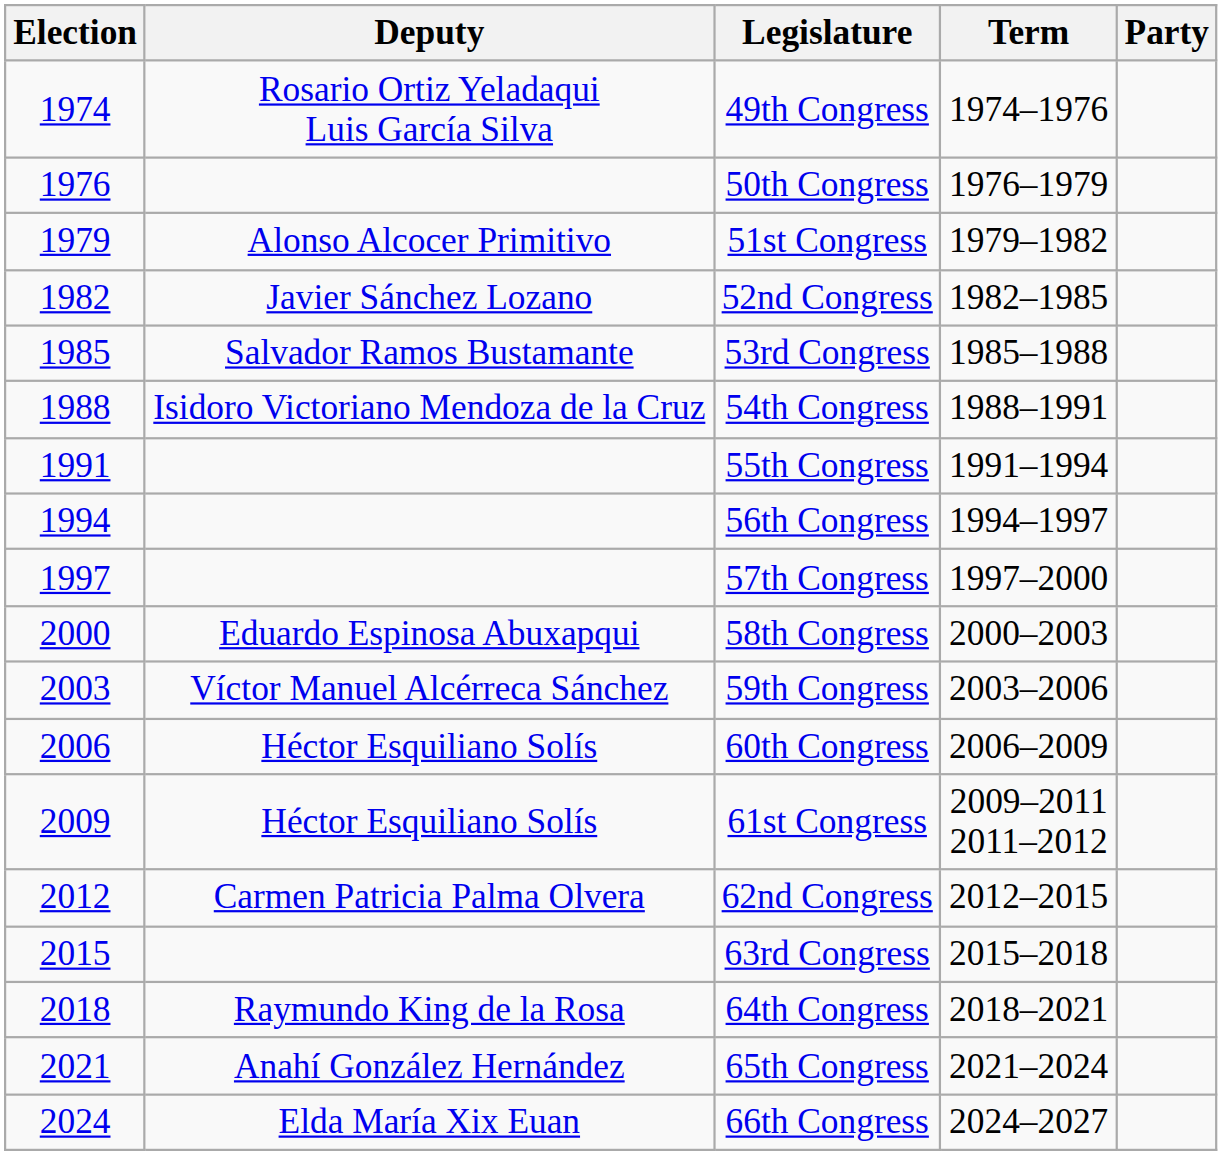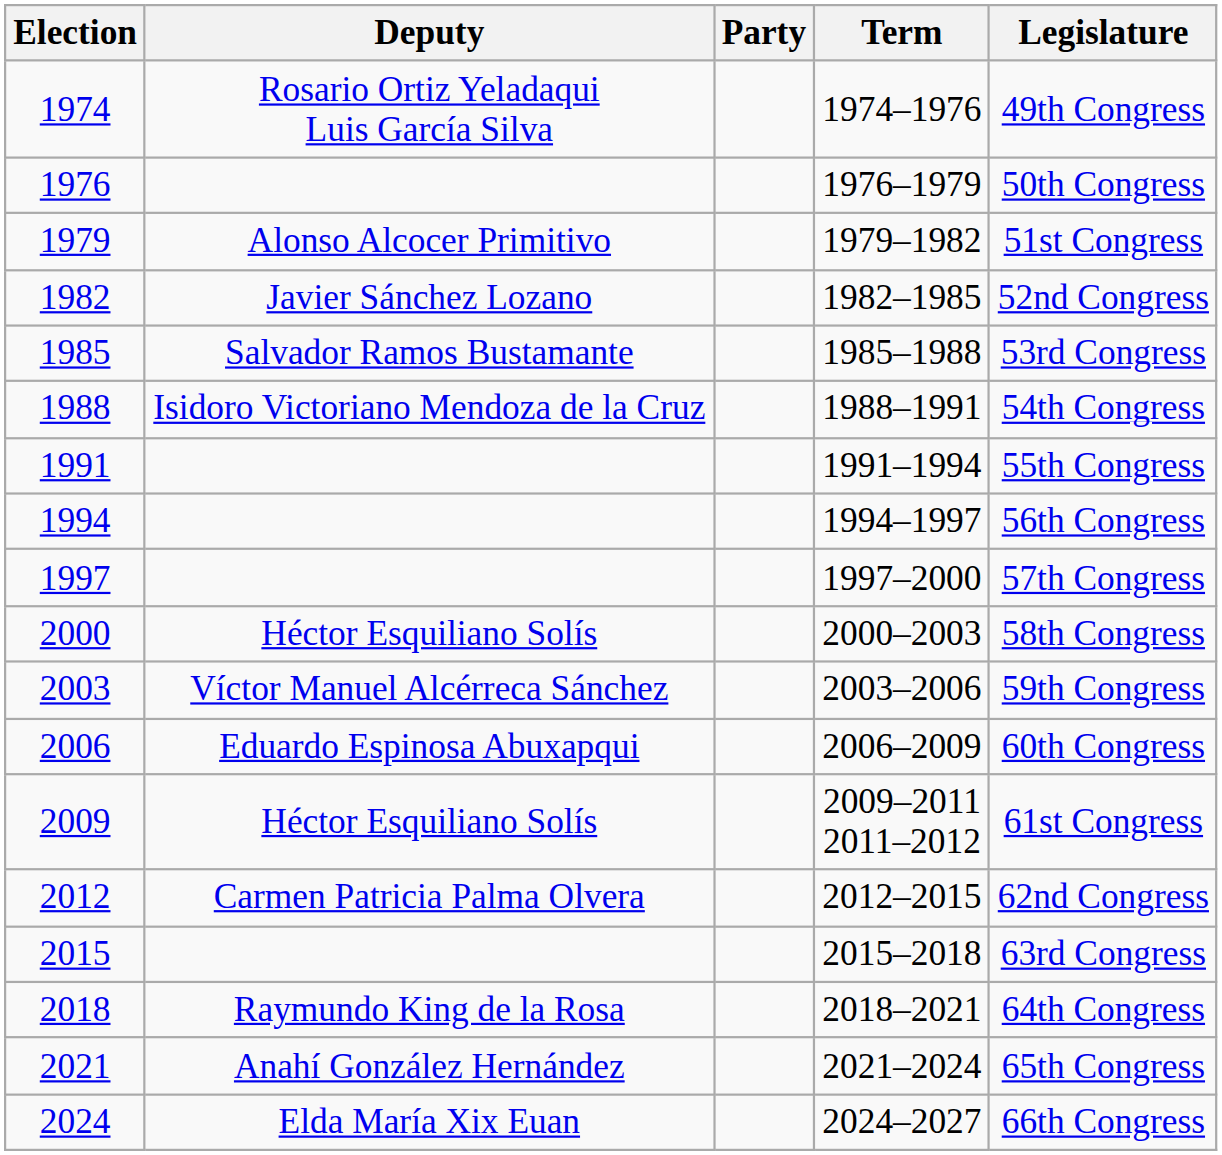columns swapped: (1167, 32) <-> (827, 32)
(429, 633) Eduardo Espinosa Abuxapqui -> (429, 633) Héctor Esquiliano Solís
(429, 745) Héctor Esquiliano Solís -> (429, 745) Eduardo Espinosa Abuxapqui
